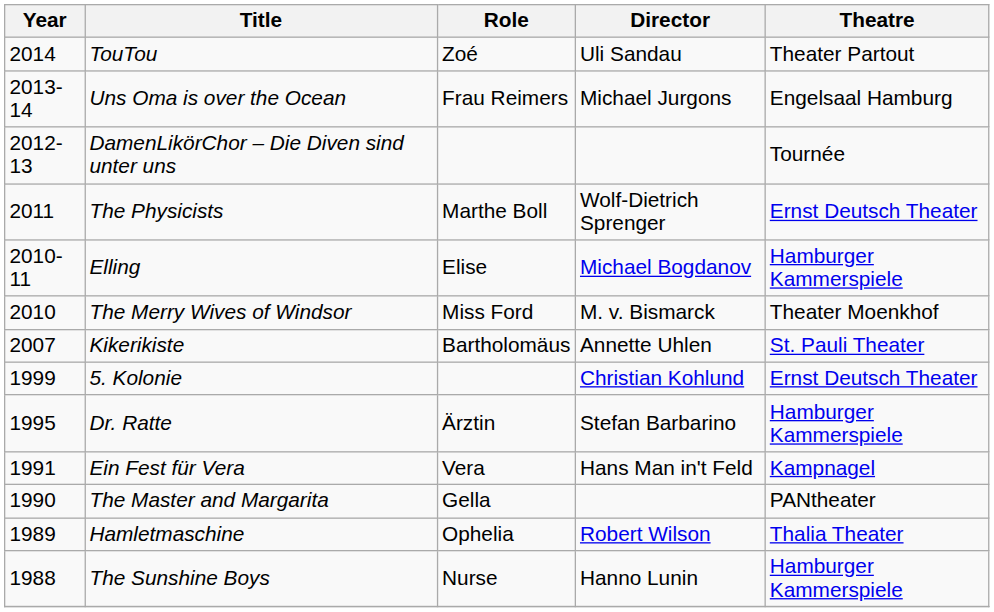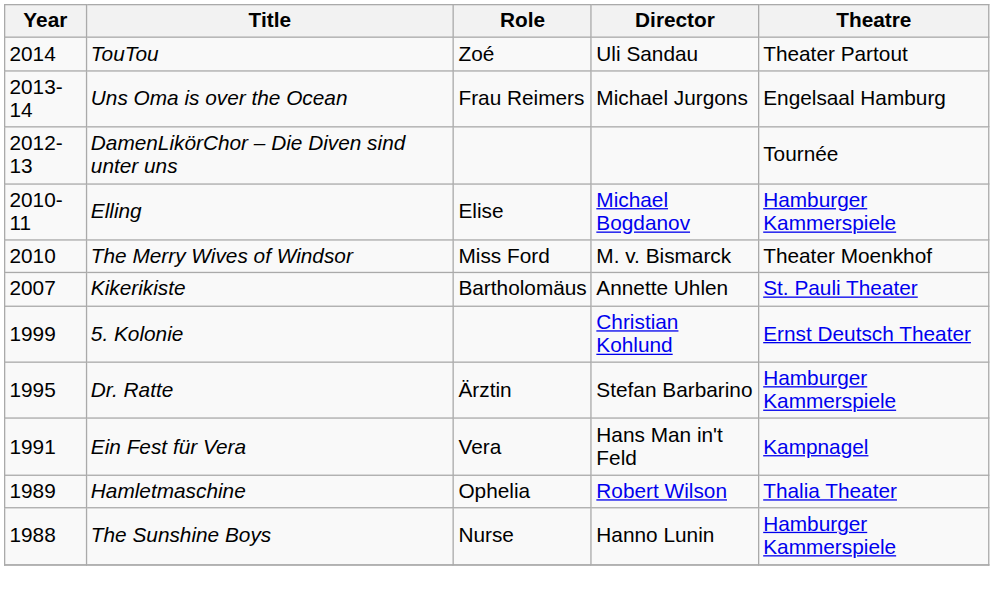- row: (156, 211)
- row: (209, 500)
